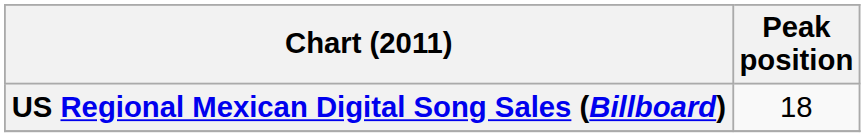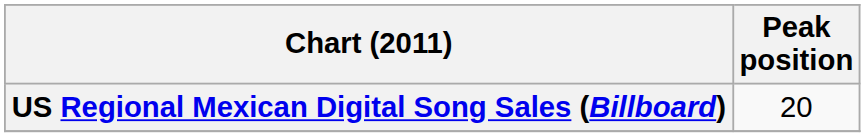(796, 107) 18 -> (796, 107) 20
